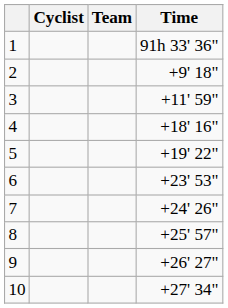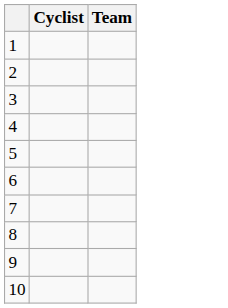- column: (179, 18)
